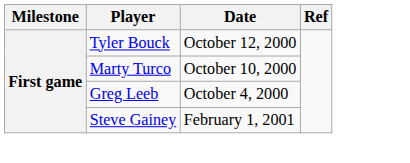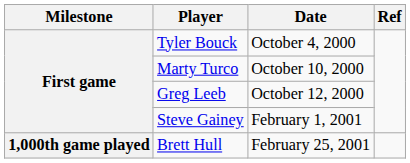(240, 42) October 12, 2000 -> (303, 42) October 4, 2000
(236, 94) October 4, 2000 -> (307, 94) October 12, 2000
+ row: (190, 145)
